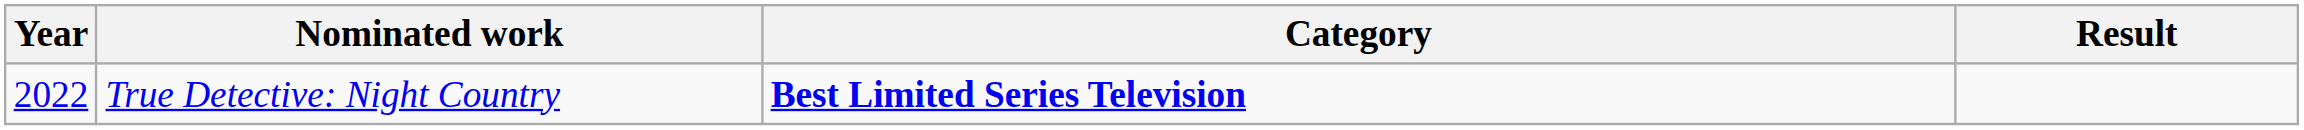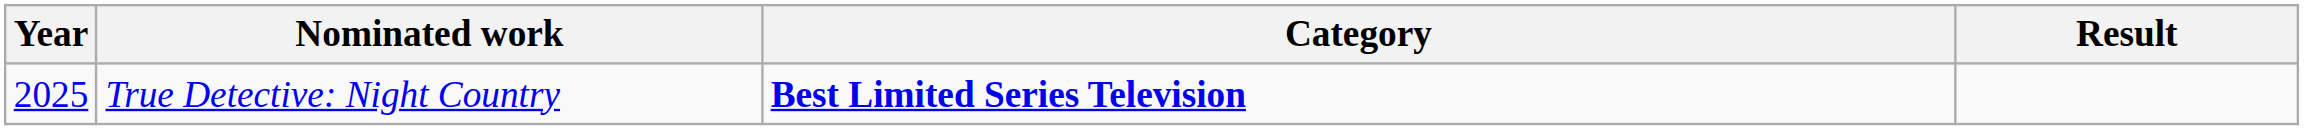(51, 93) 2022 -> (51, 93) 2025
